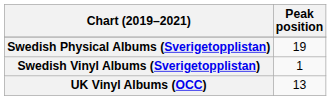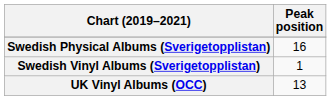(300, 47) 19 -> (300, 47) 16
